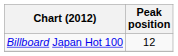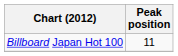(149, 42) 12 -> (149, 42) 11
